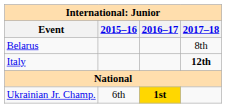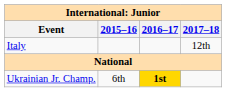- row: (23, 45)
(201, 62) bold -> (201, 45) normal
